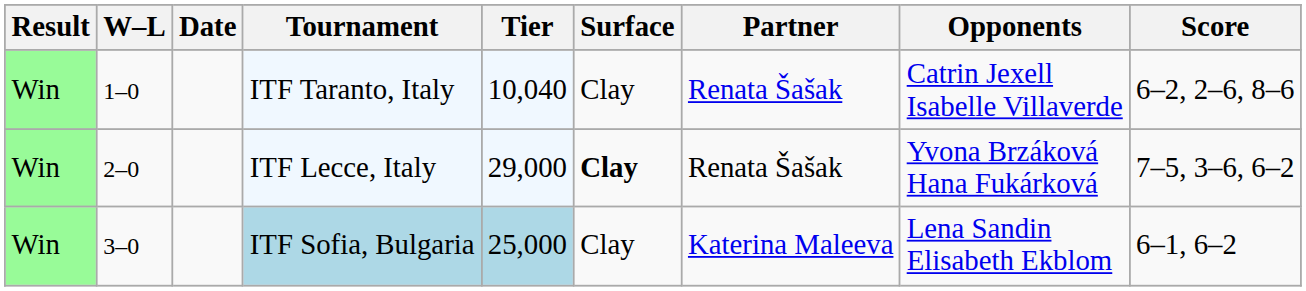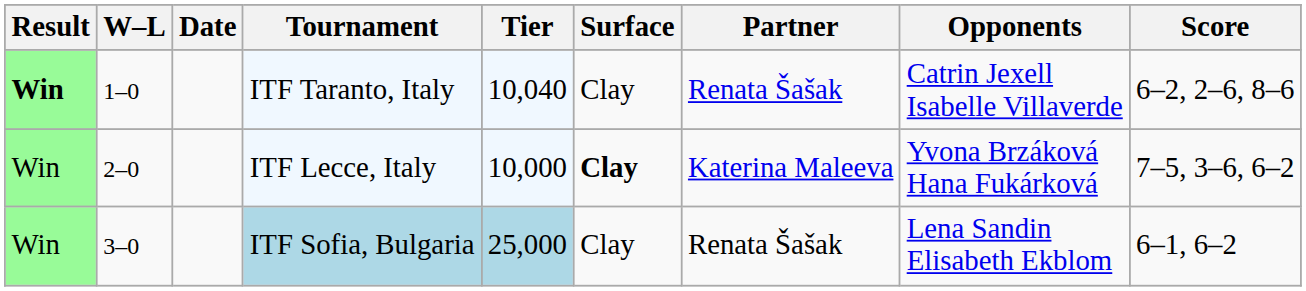(36, 89) normal -> (38, 89) bold
(527, 167) 29,000 -> (527, 167) 10,000
(765, 167) Renata Šašak -> (791, 167) Katerina Maleeva
(791, 245) Katerina Maleeva -> (765, 245) Renata Šašak
